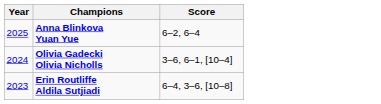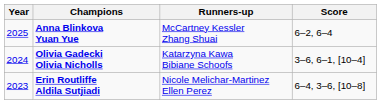+ column: (226, 12)
